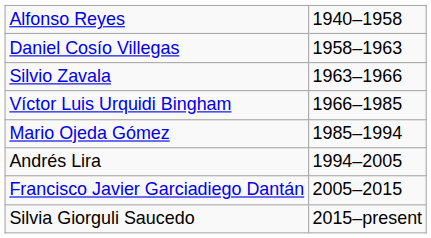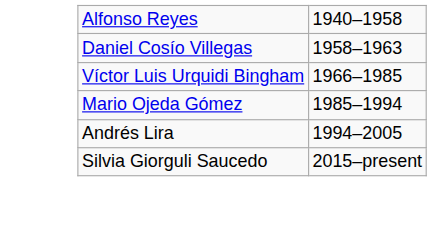- row: (60, 76)
- row: (157, 190)
